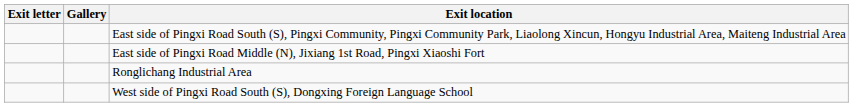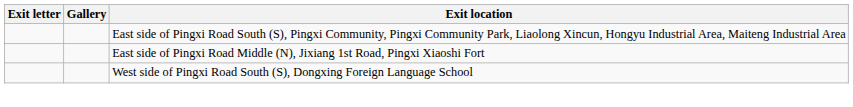- row: (182, 72)
